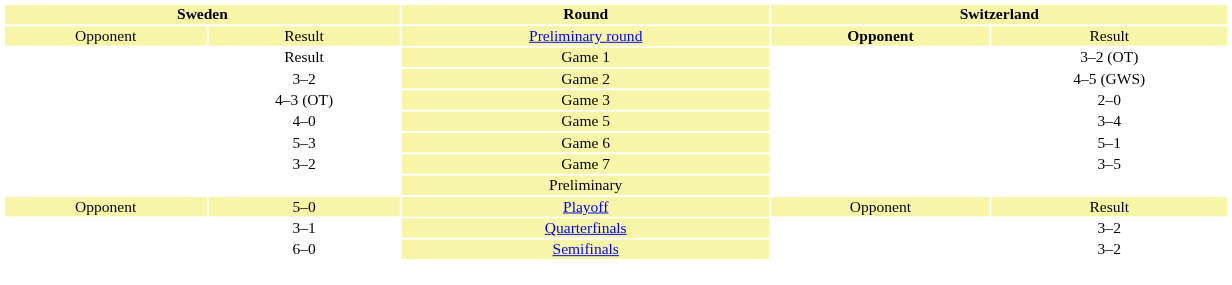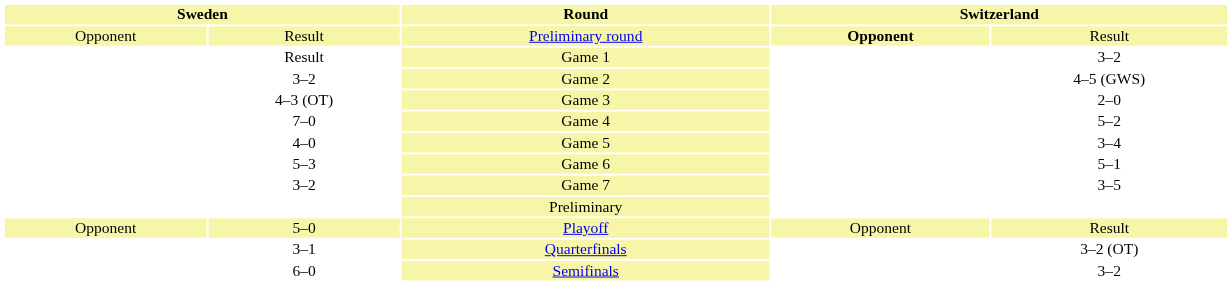(1109, 57) 3–2 (OT) -> (1109, 57) 3–2
+ row: (586, 121)
(1109, 228) 3–2 -> (1109, 249) 3–2 (OT)
